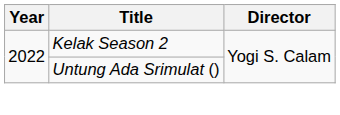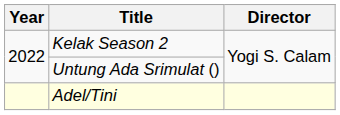+ row: (85, 95)
